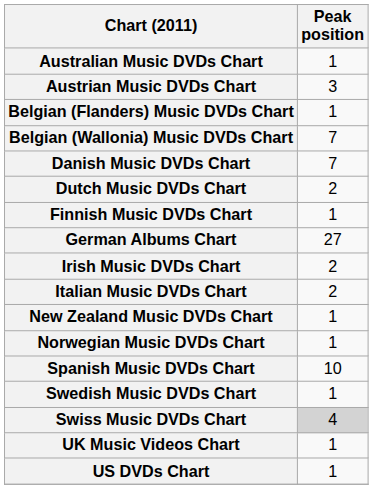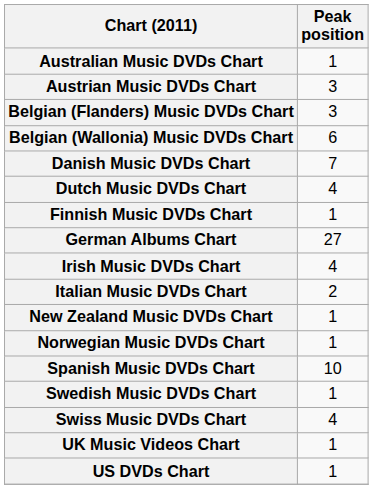(333, 112) 1 -> (333, 112) 3
(333, 138) 7 -> (333, 138) 6
(333, 189) 2 -> (333, 189) 4
(333, 266) 2 -> (333, 266) 4
(333, 419) lightgrey background -> (333, 419) no background
